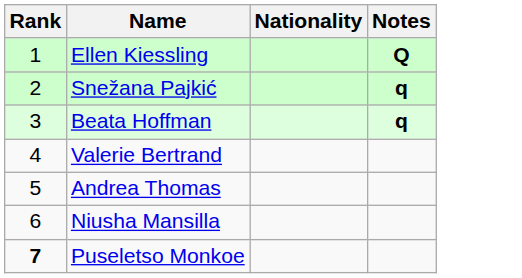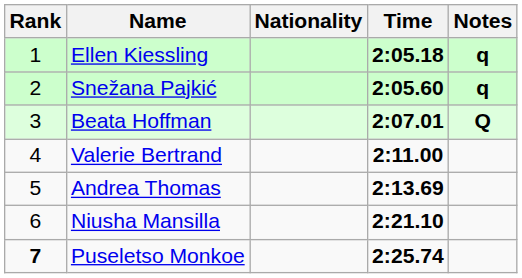+ column: (408, 21)
(401, 54) Q -> (483, 54) q
(401, 121) q -> (483, 121) Q
